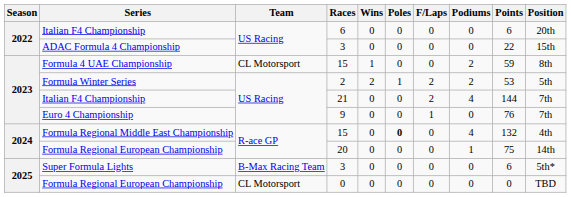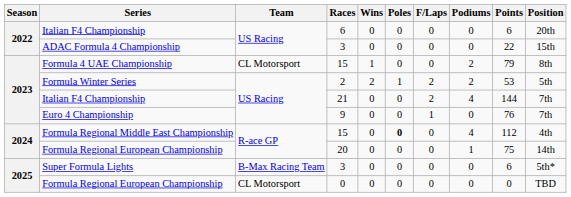(509, 64) 59 -> (509, 64) 79
(509, 133) 132 -> (509, 133) 112
